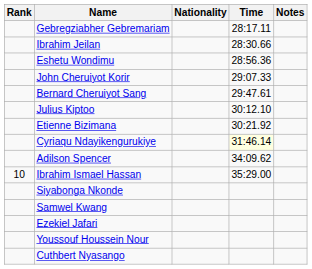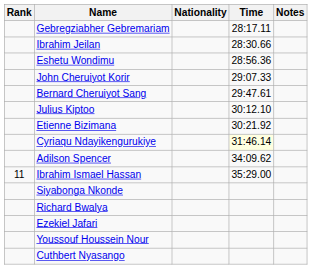(19, 175) 10 -> (19, 175) 11
+ row: (72, 207)
- row: (72, 207)
